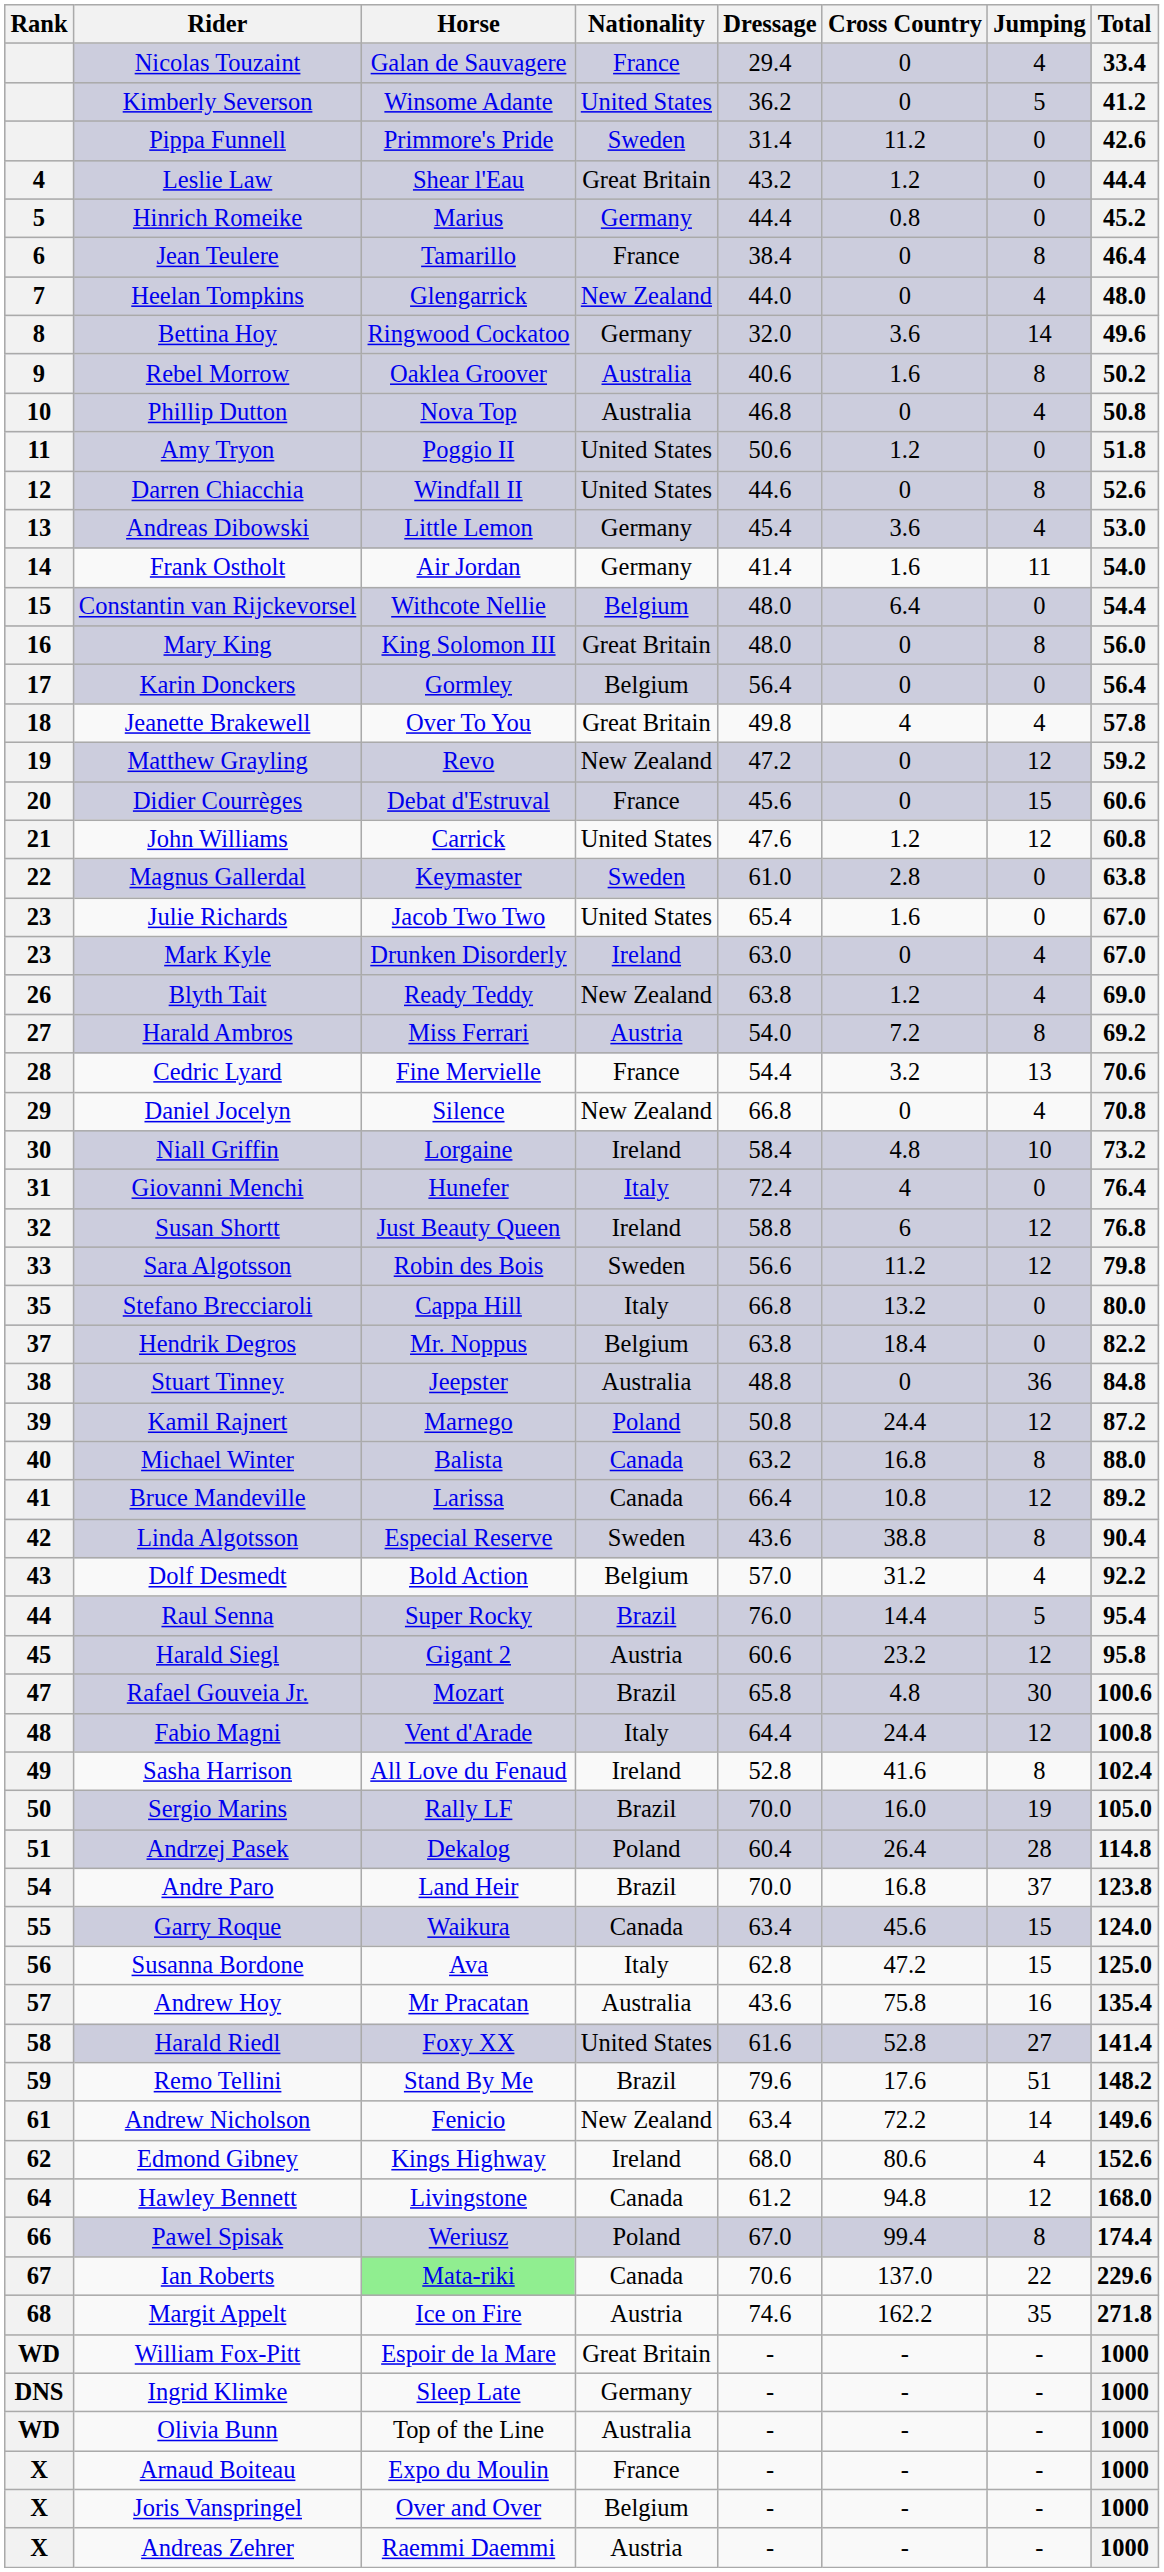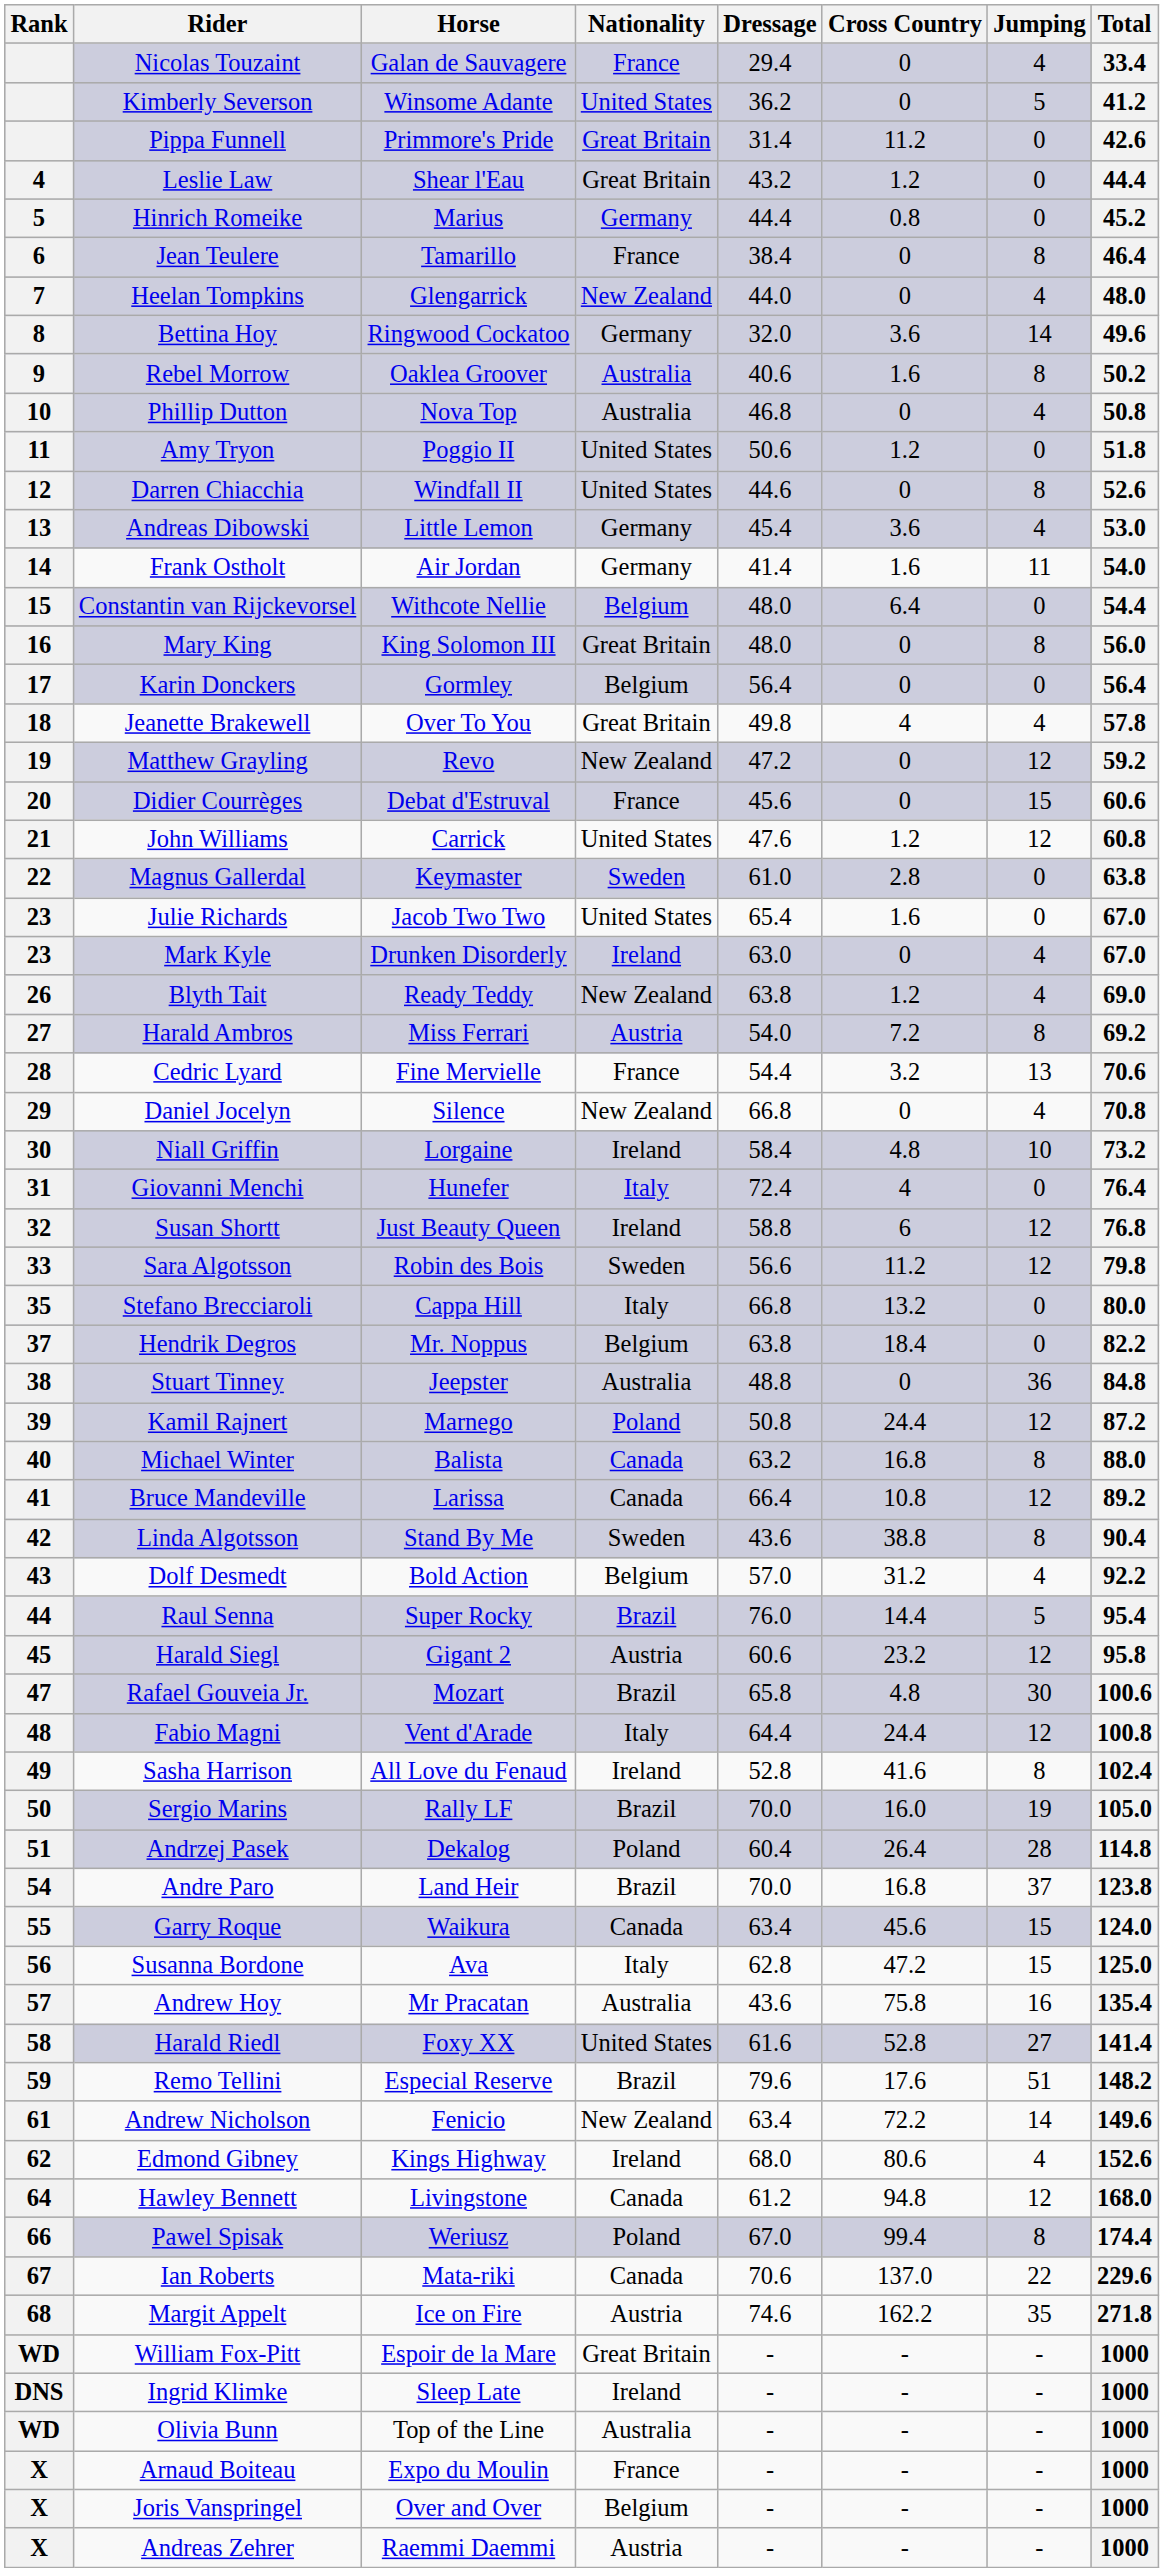(646, 140) Sweden -> (646, 140) Great Britain
(469, 1538) Especial Reserve -> (469, 1538) Stand By Me
(469, 2081) Stand By Me -> (469, 2081) Especial Reserve
(469, 2275) lightgreen background -> (469, 2275) no background
(646, 2392) Germany -> (646, 2392) Ireland
